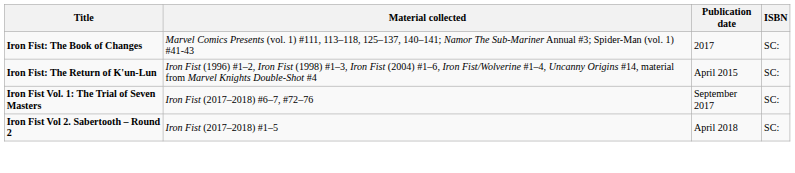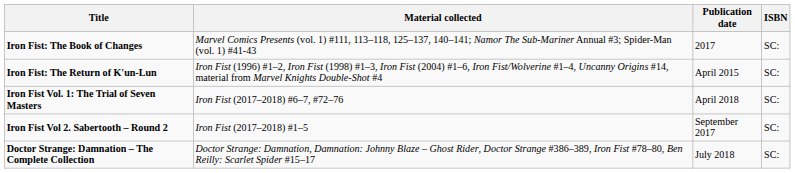(715, 100) September 2017 -> (717, 100) April 2018
(716, 127) April 2018 -> (717, 127) September 2017
+ row: (80, 154)
